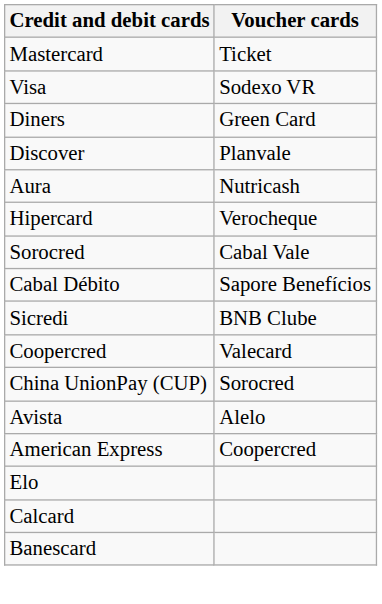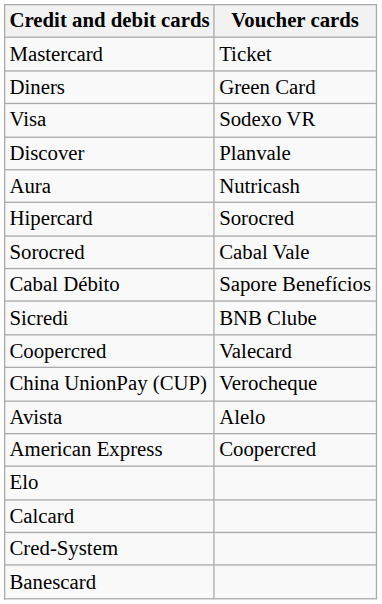rows swapped: (28, 86) <-> (37, 119)
(268, 218) Verocheque -> (257, 218) Sorocred
(257, 383) Sorocred -> (268, 383) Verocheque
+ row: (64, 548)
